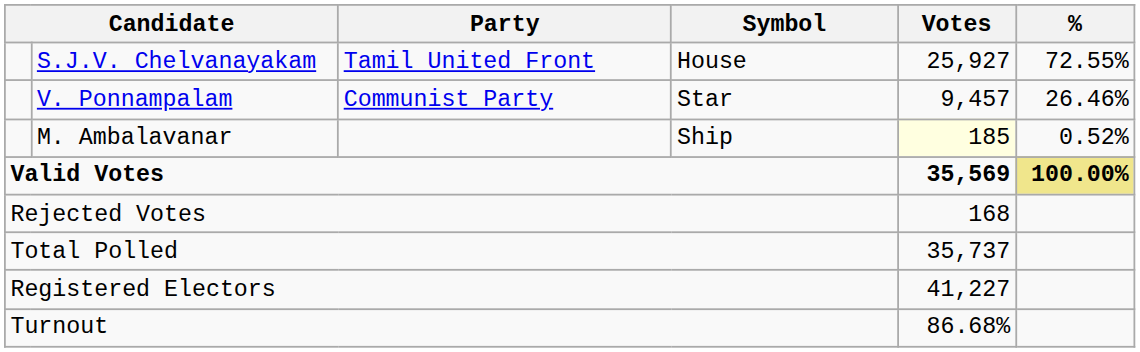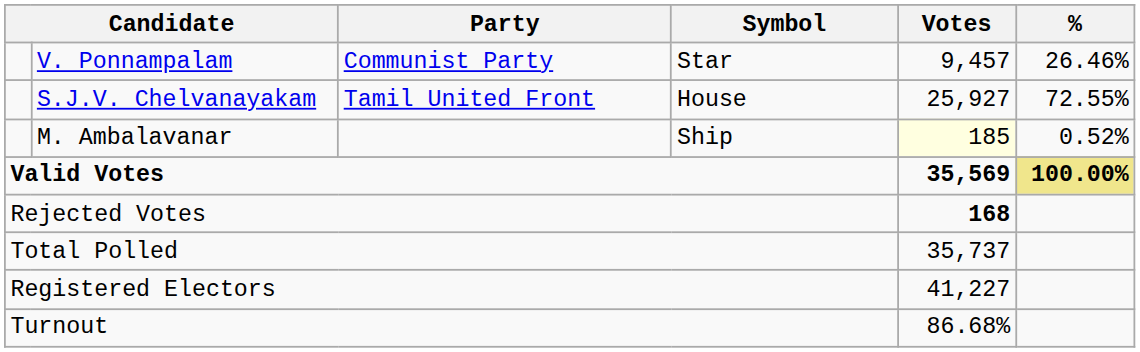rows swapped: (177, 62) <-> (135, 100)
(989, 213) normal -> (989, 213) bold
